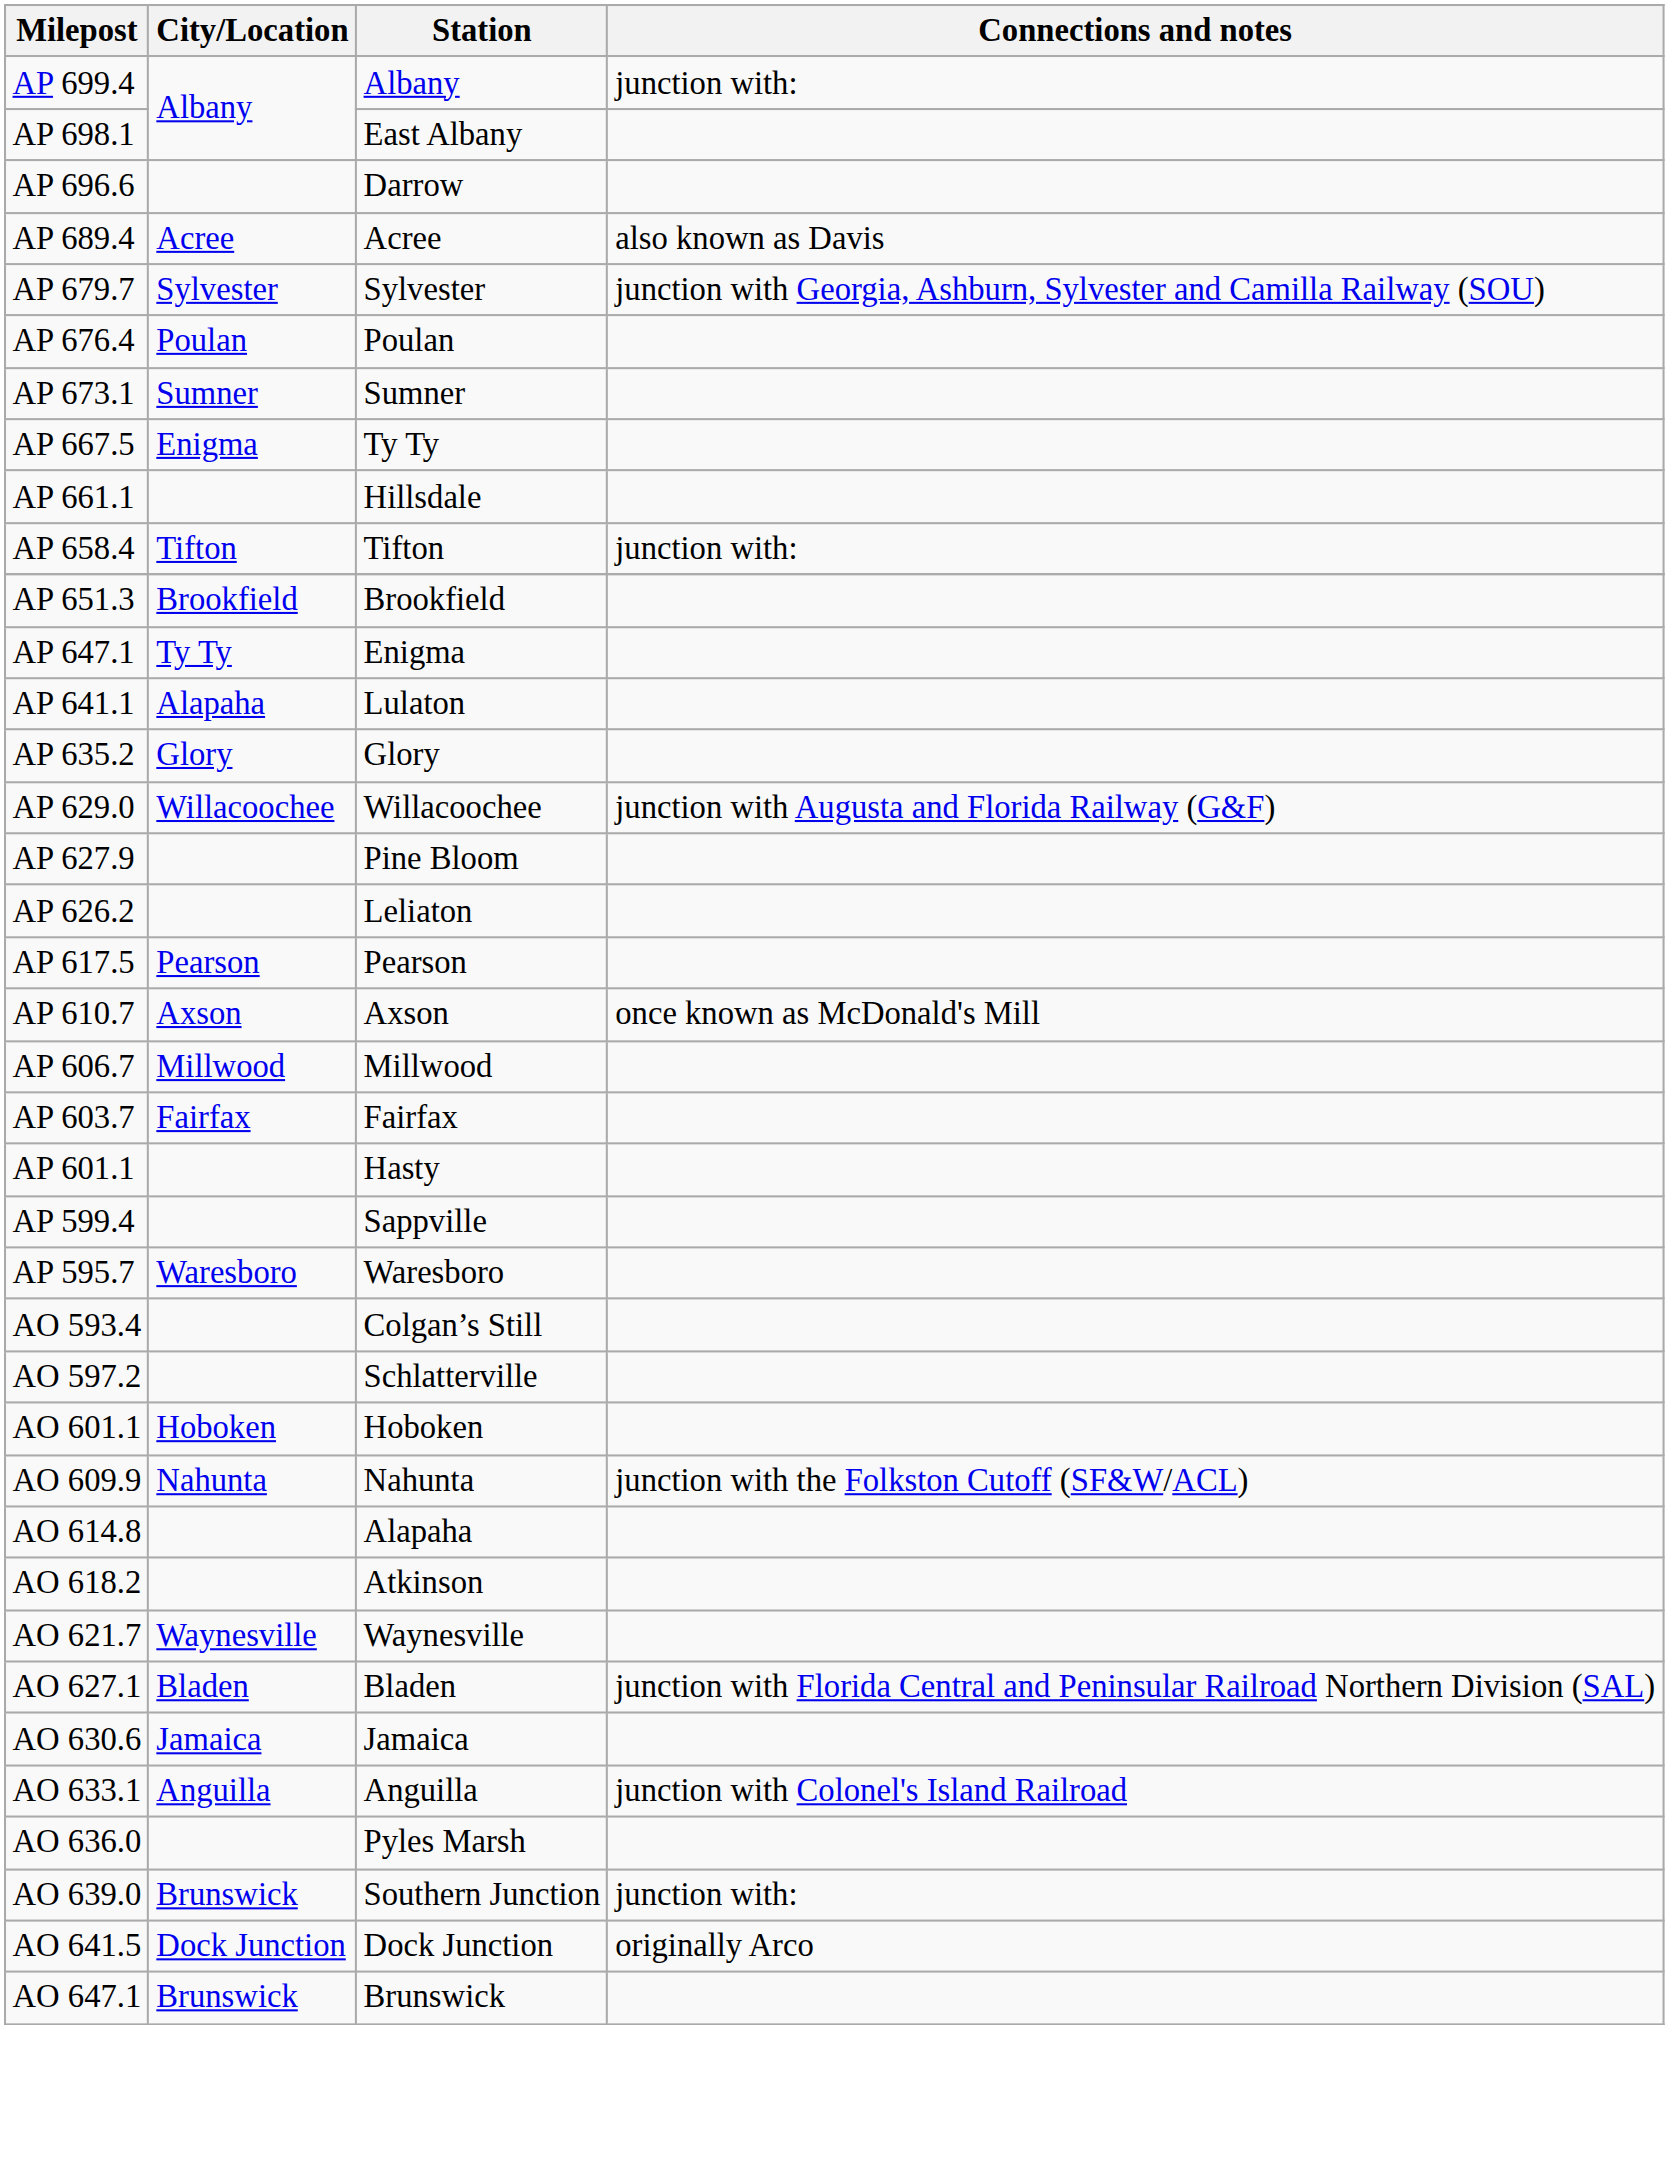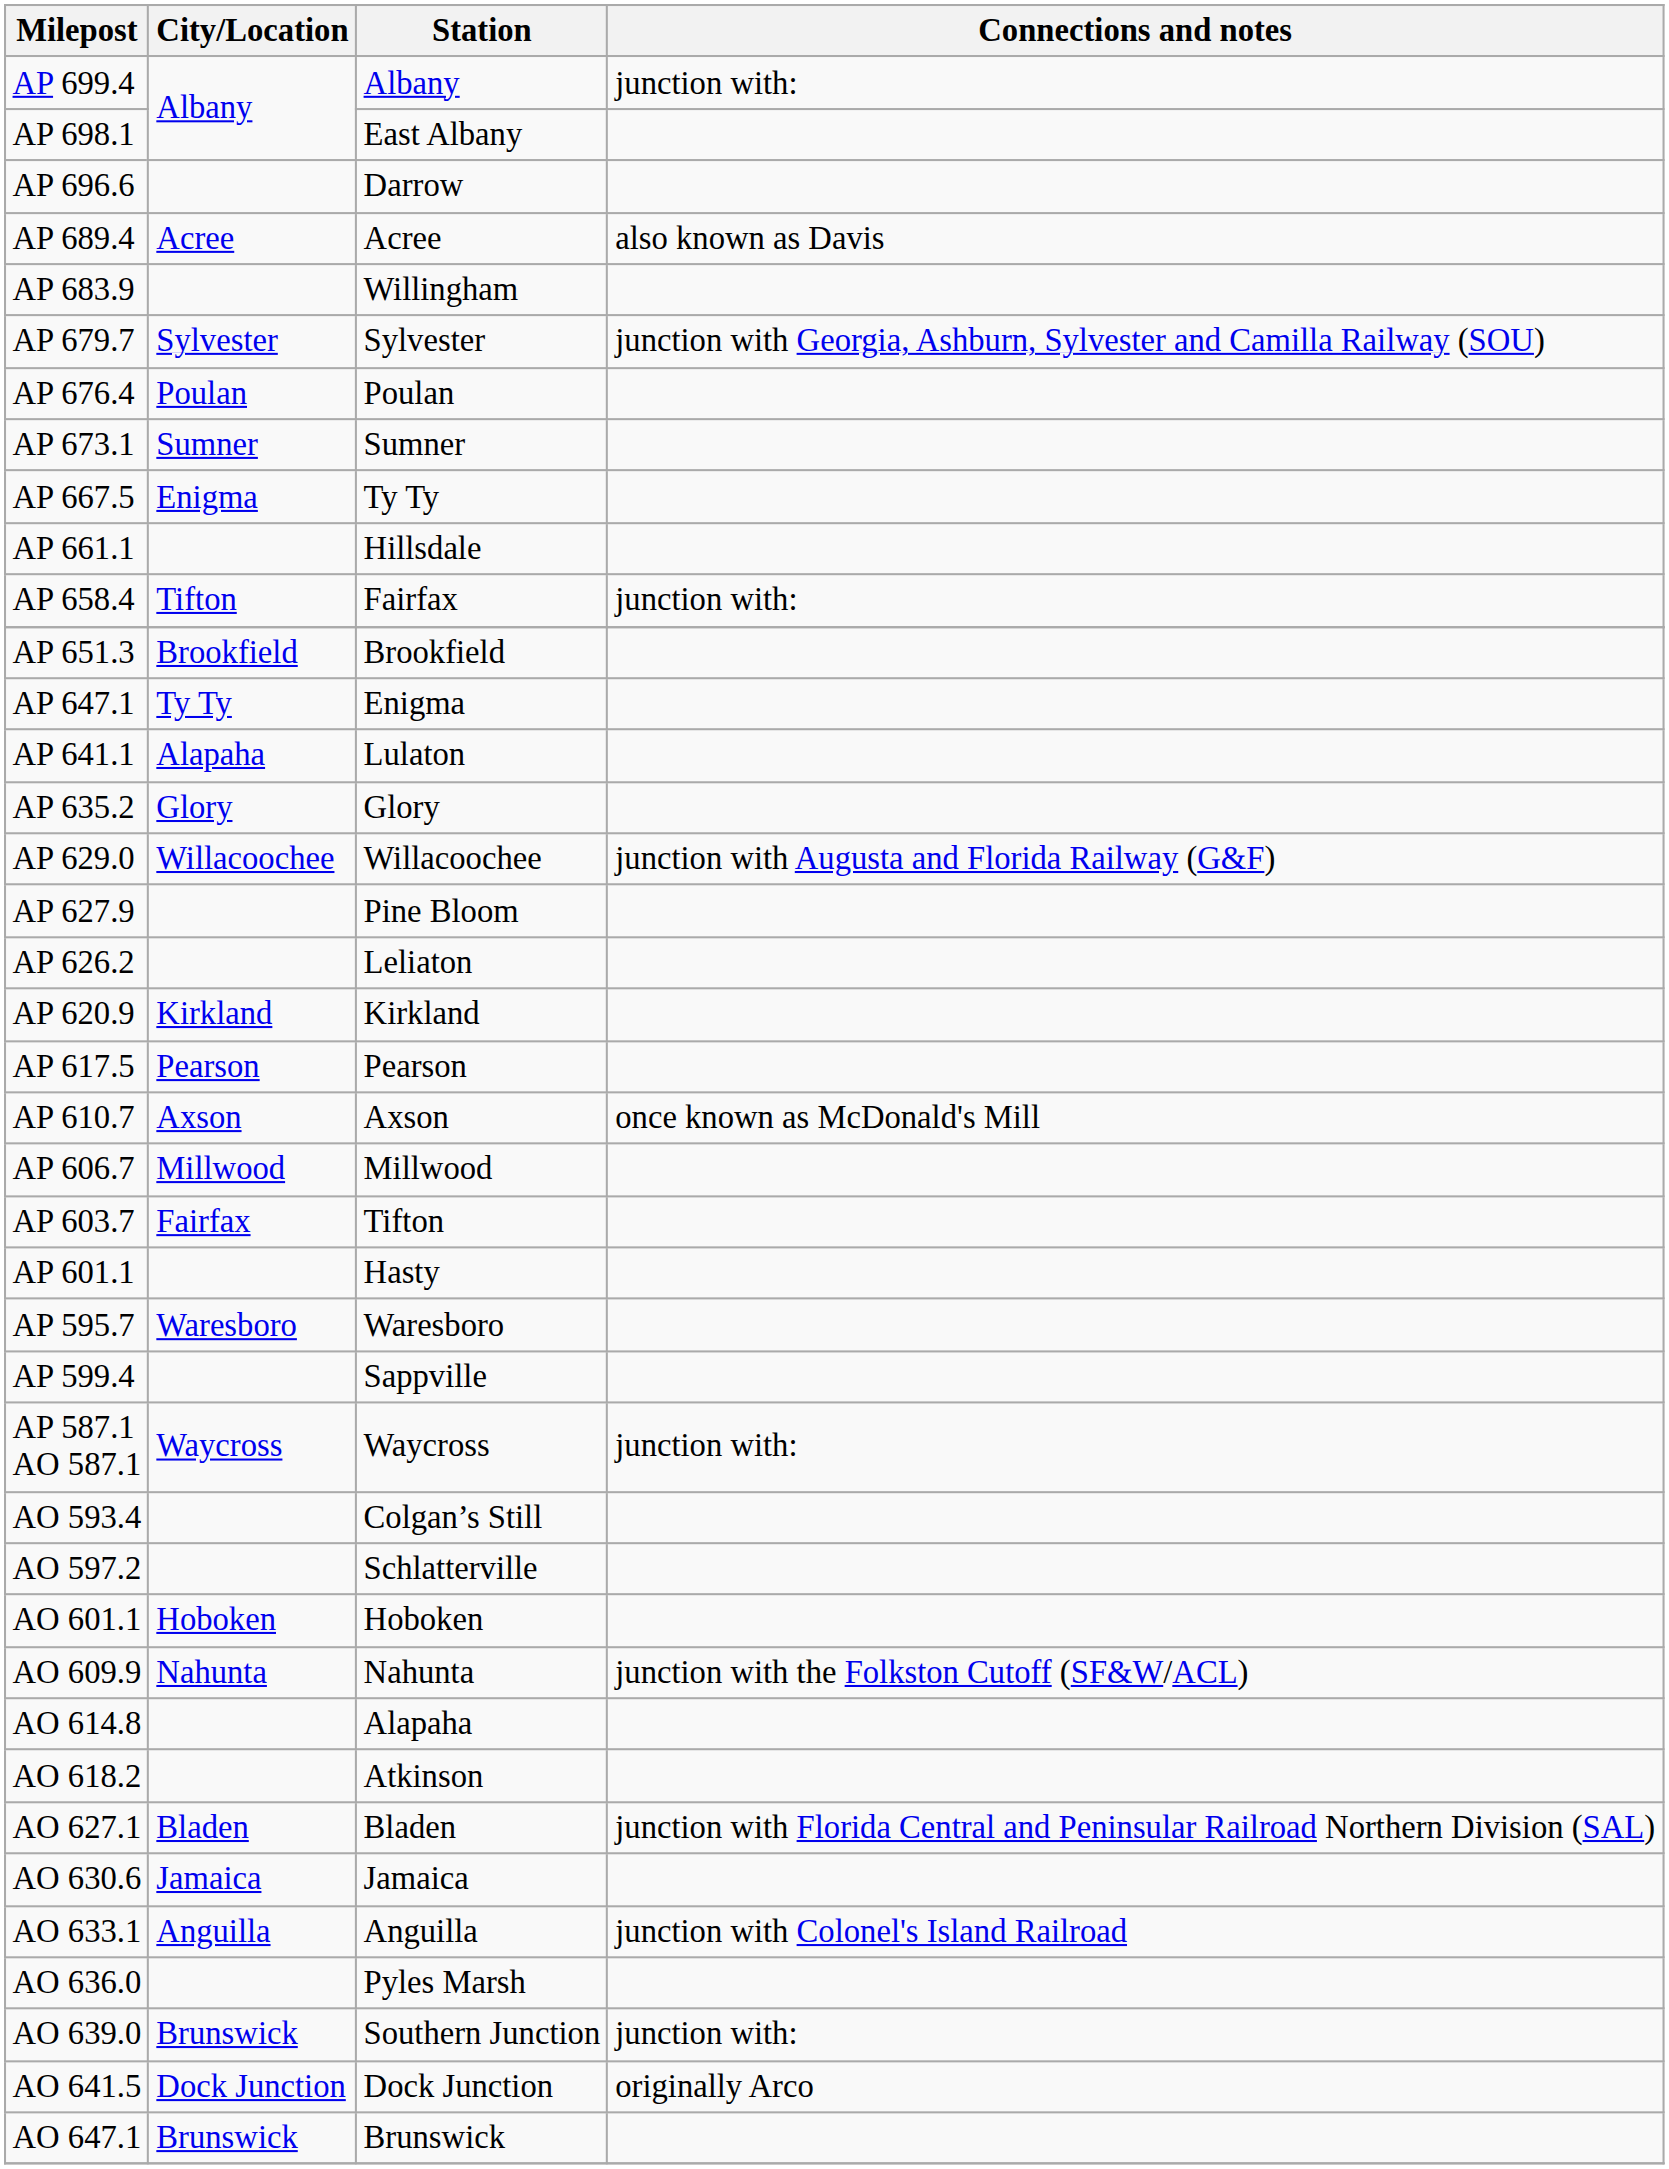+ row: (74, 289)
(404, 548) Tifton -> (411, 599) Fairfax
+ row: (74, 1013)
(411, 1117) Fairfax -> (404, 1220) Tifton
rows swapped: (74, 1220) <-> (74, 1272)
+ row: (77, 1446)
- row: (77, 1635)
